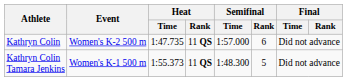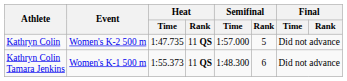(264, 42) 6 -> (264, 42) 5
(264, 63) 5 -> (264, 63) 6
